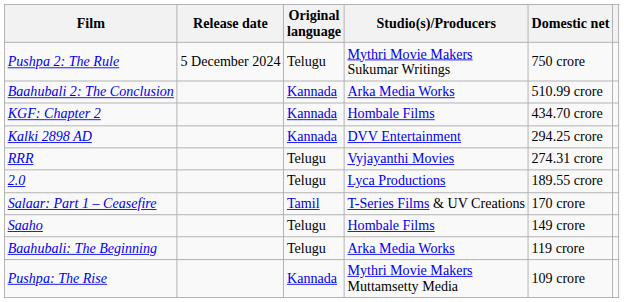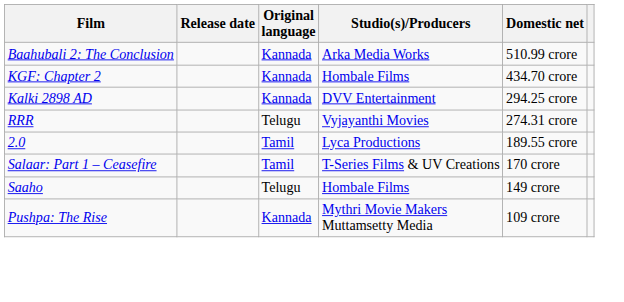- row: (63, 61)
(306, 181) Telugu -> (278, 143) Tamil
- row: (82, 248)
